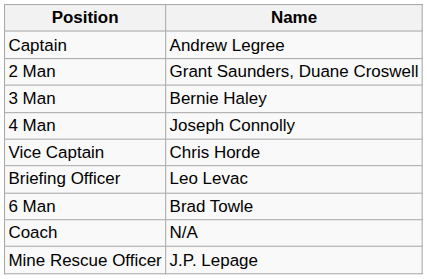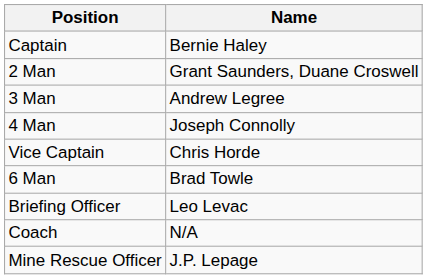(227, 44) Andrew Legree -> (218, 44) Bernie Haley
(218, 98) Bernie Haley -> (227, 98) Andrew Legree
rows swapped: (32, 206) <-> (64, 179)
